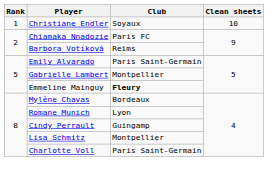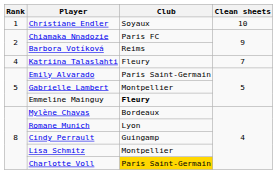+ row: (73, 62)
(157, 150) no background -> (166, 163) gold background
